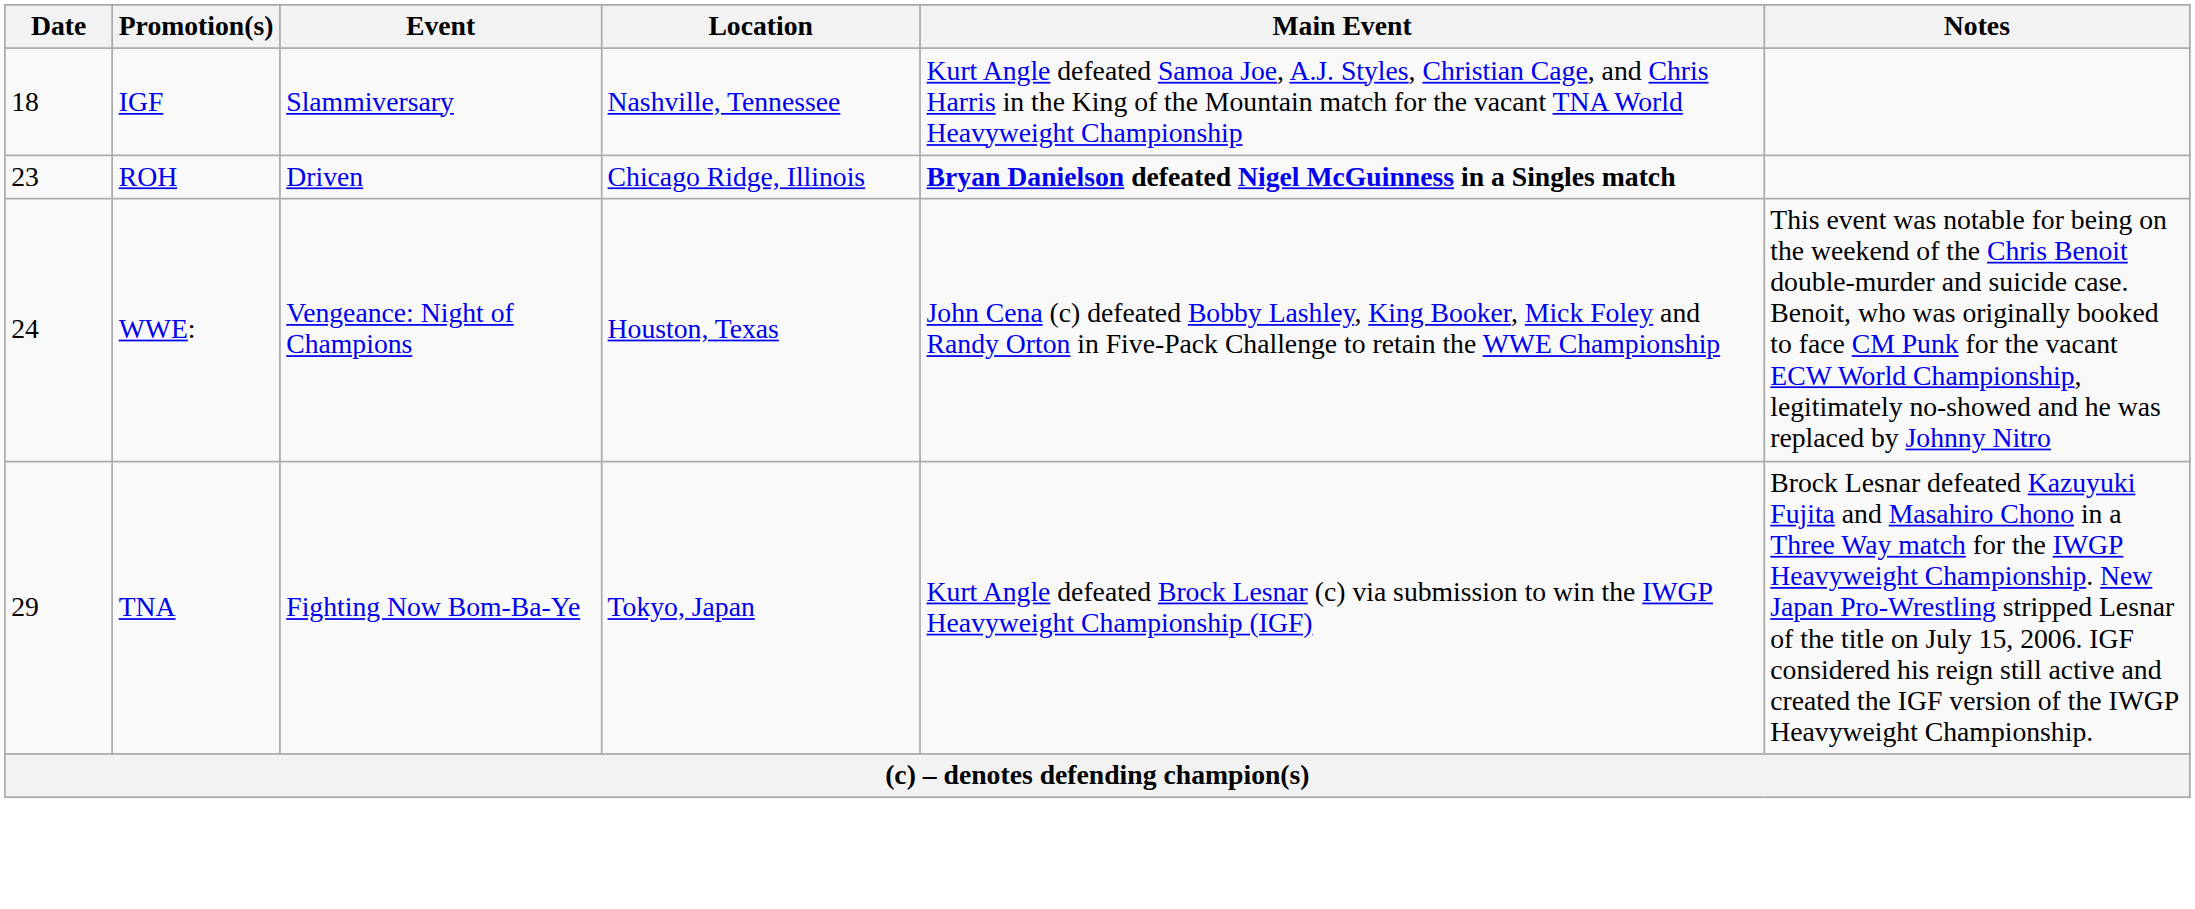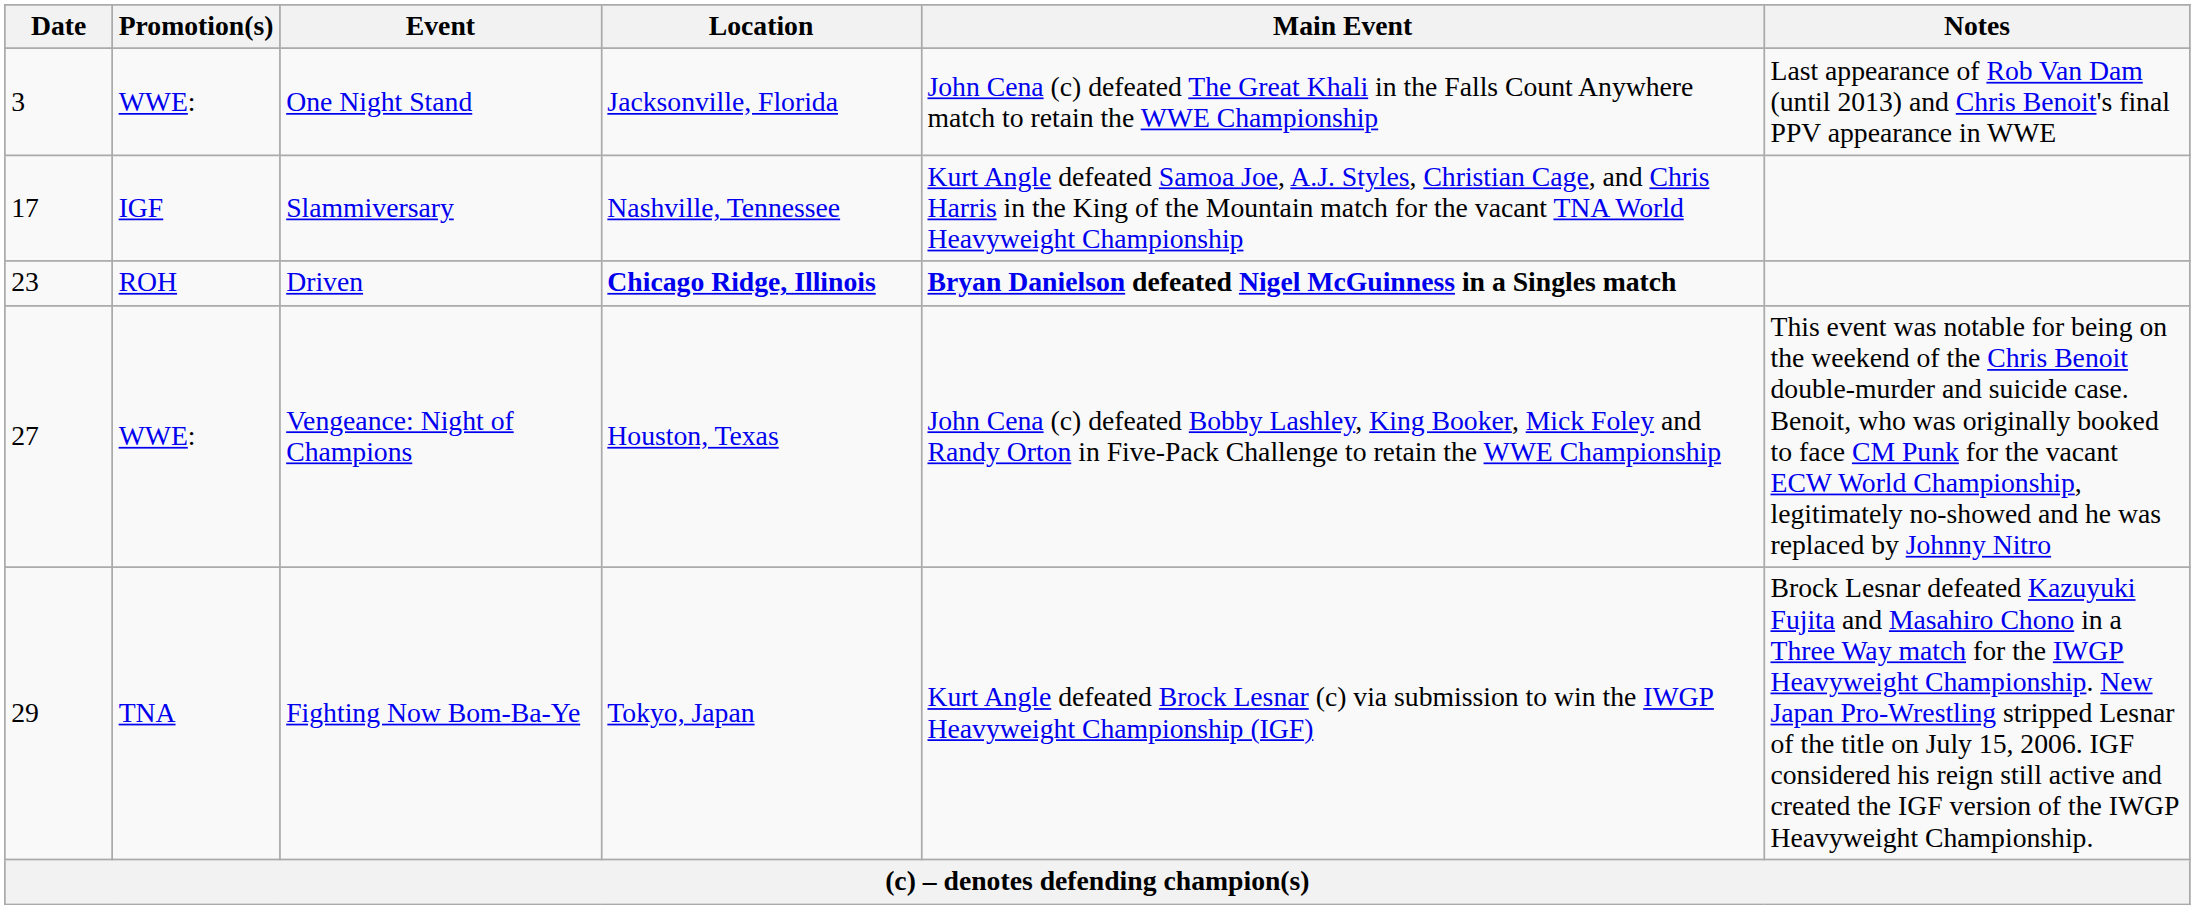+ row: (379, 101)
(25, 101) 18 -> (25, 207) 17
(736, 176) normal -> (742, 282) bold
(25, 329) 24 -> (25, 435) 27
